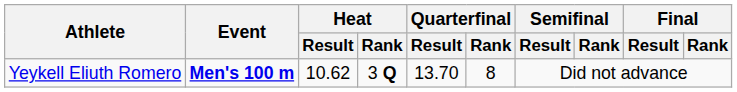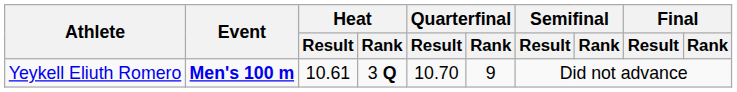(328, 73) 10.62 -> (328, 73) 10.61
(436, 73) 13.70 -> (436, 73) 10.70
(491, 73) 8 -> (491, 73) 9
